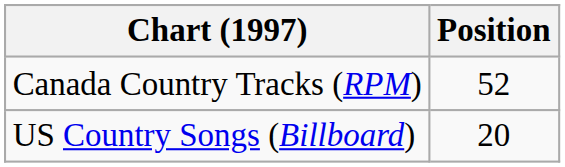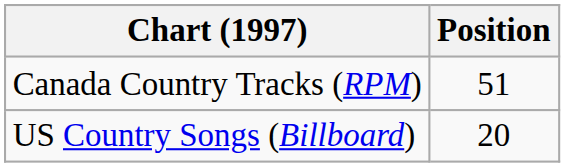(494, 82) 52 -> (494, 82) 51
